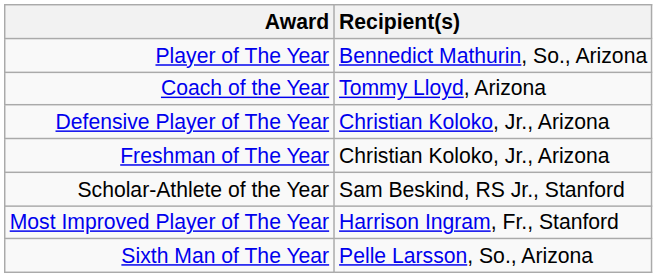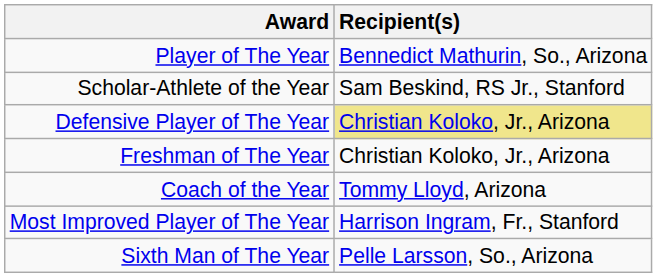rows swapped: (245, 89) <-> (203, 189)
(474, 122) no background -> (474, 122) khaki background
